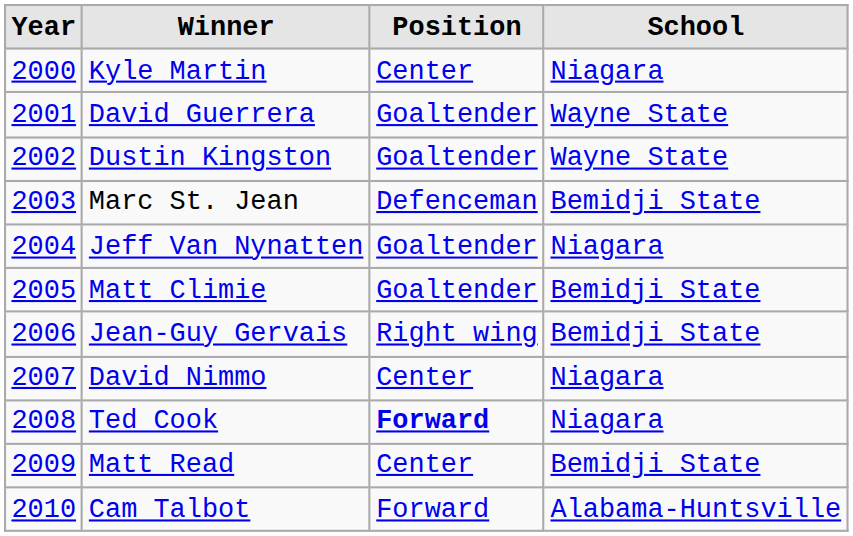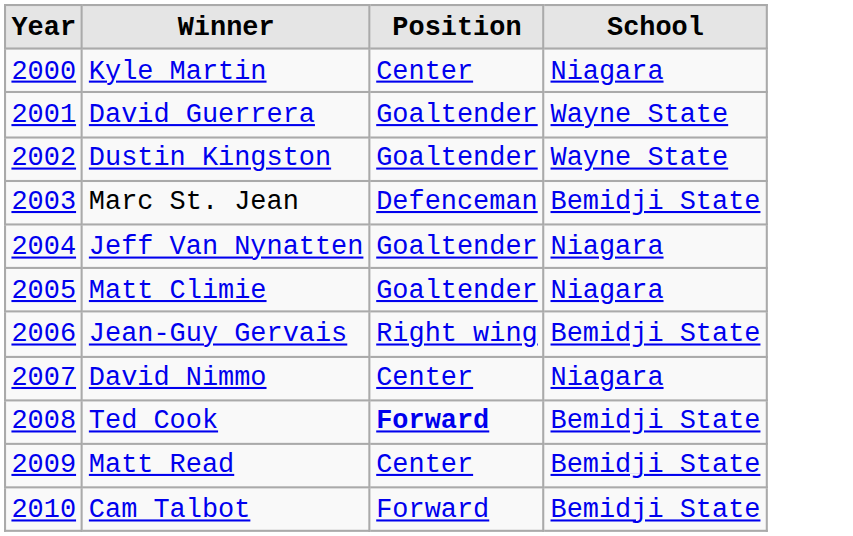(655, 290) Bemidji State -> (607, 290) Niagara
(607, 422) Niagara -> (655, 422) Bemidji State
(696, 509) Alabama-Huntsville -> (655, 509) Bemidji State
